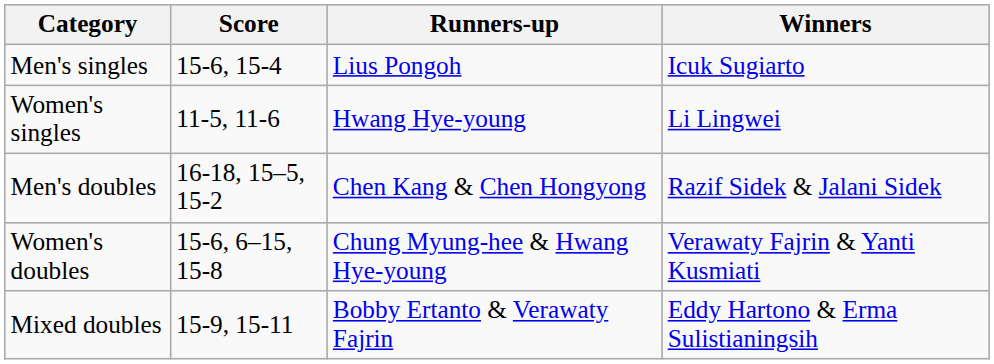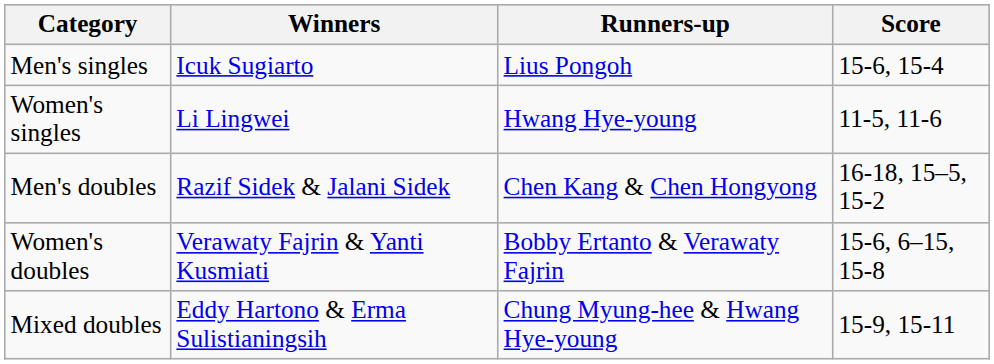columns swapped: (825, 24) <-> (249, 24)
(481, 256) Chung Myung-hee & Hwang Hye-young -> (641, 256) Bobby Ertanto & Verawaty Fajrin
(471, 324) Bobby Ertanto & Verawaty Fajrin -> (651, 324) Chung Myung-hee & Hwang Hye-young
